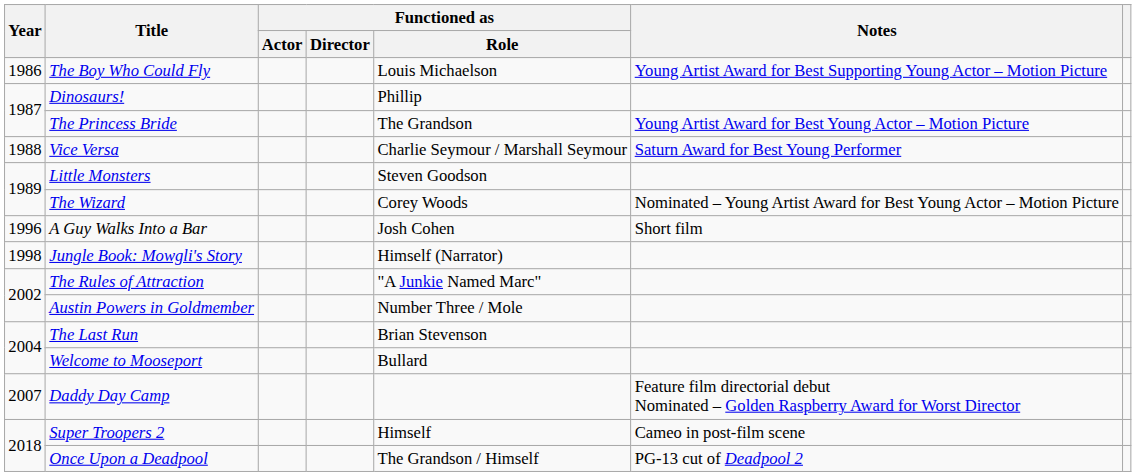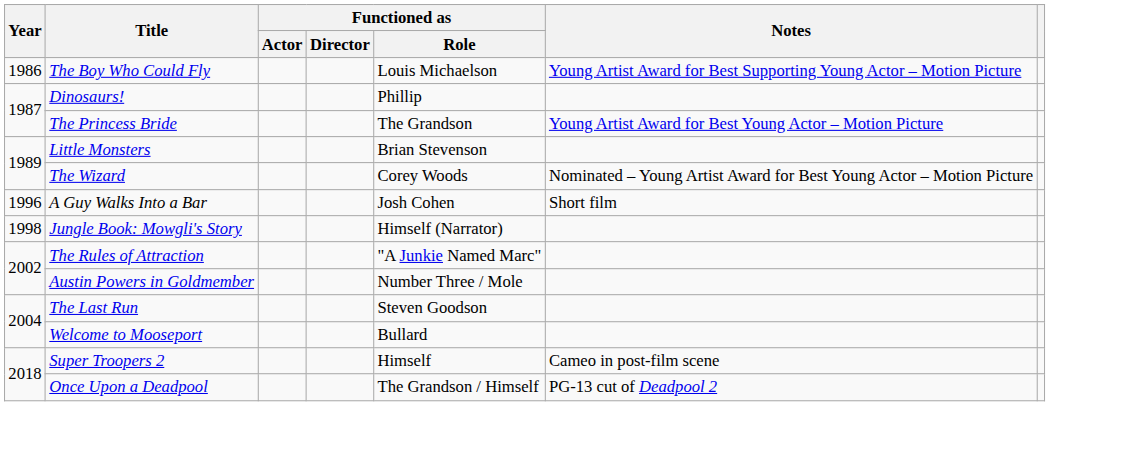- row: (84, 149)
(432, 176) Steven Goodson -> (432, 149) Brian Stevenson
(432, 334) Brian Stevenson -> (432, 307) Steven Goodson
- row: (109, 396)
